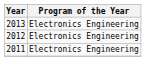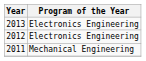(84, 50) Electronics Engineering -> (82, 50) Mechanical Engineering
